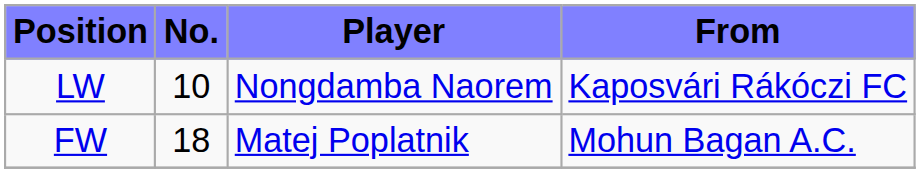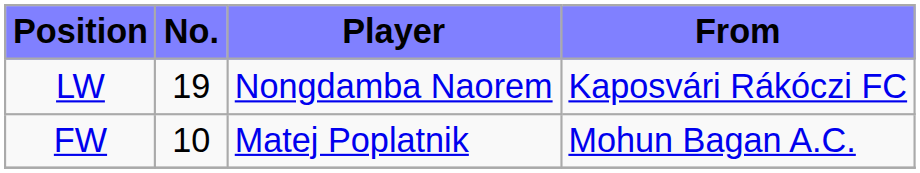(191, 85) 10 -> (191, 85) 19
(191, 140) 18 -> (191, 140) 10
